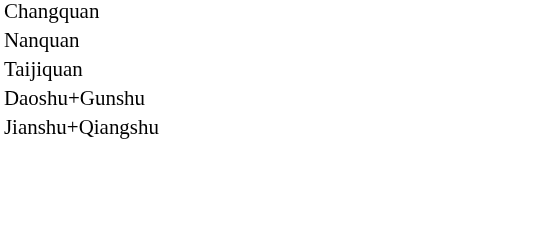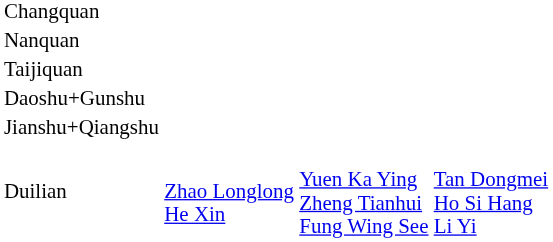+ row: (35, 191)
